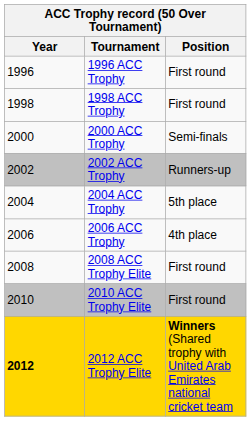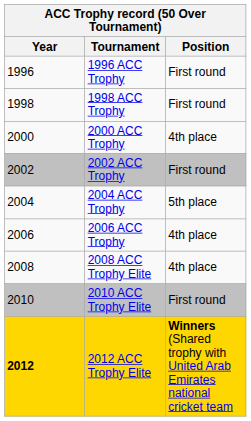(198, 137) Semi-finals -> (193, 137) 4th place
(200, 169) Runners-up -> (197, 169) First round
(197, 267) First round -> (193, 267) 4th place
